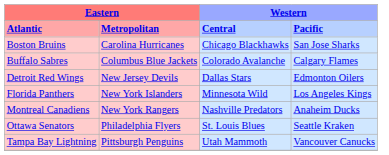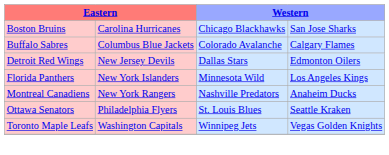- row: (24, 28)
- row: (52, 142)
+ row: (50, 126)
